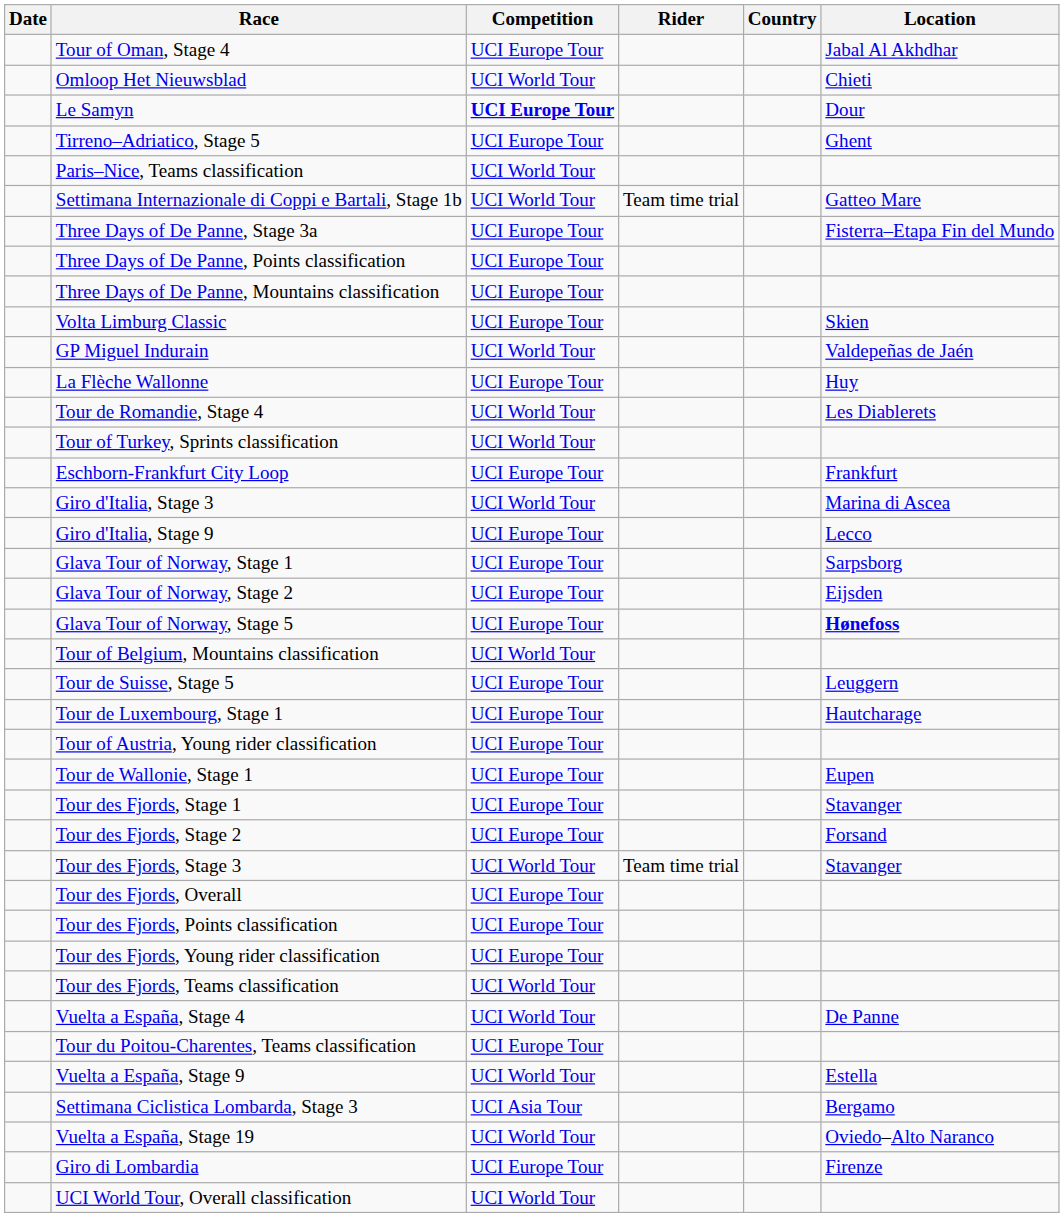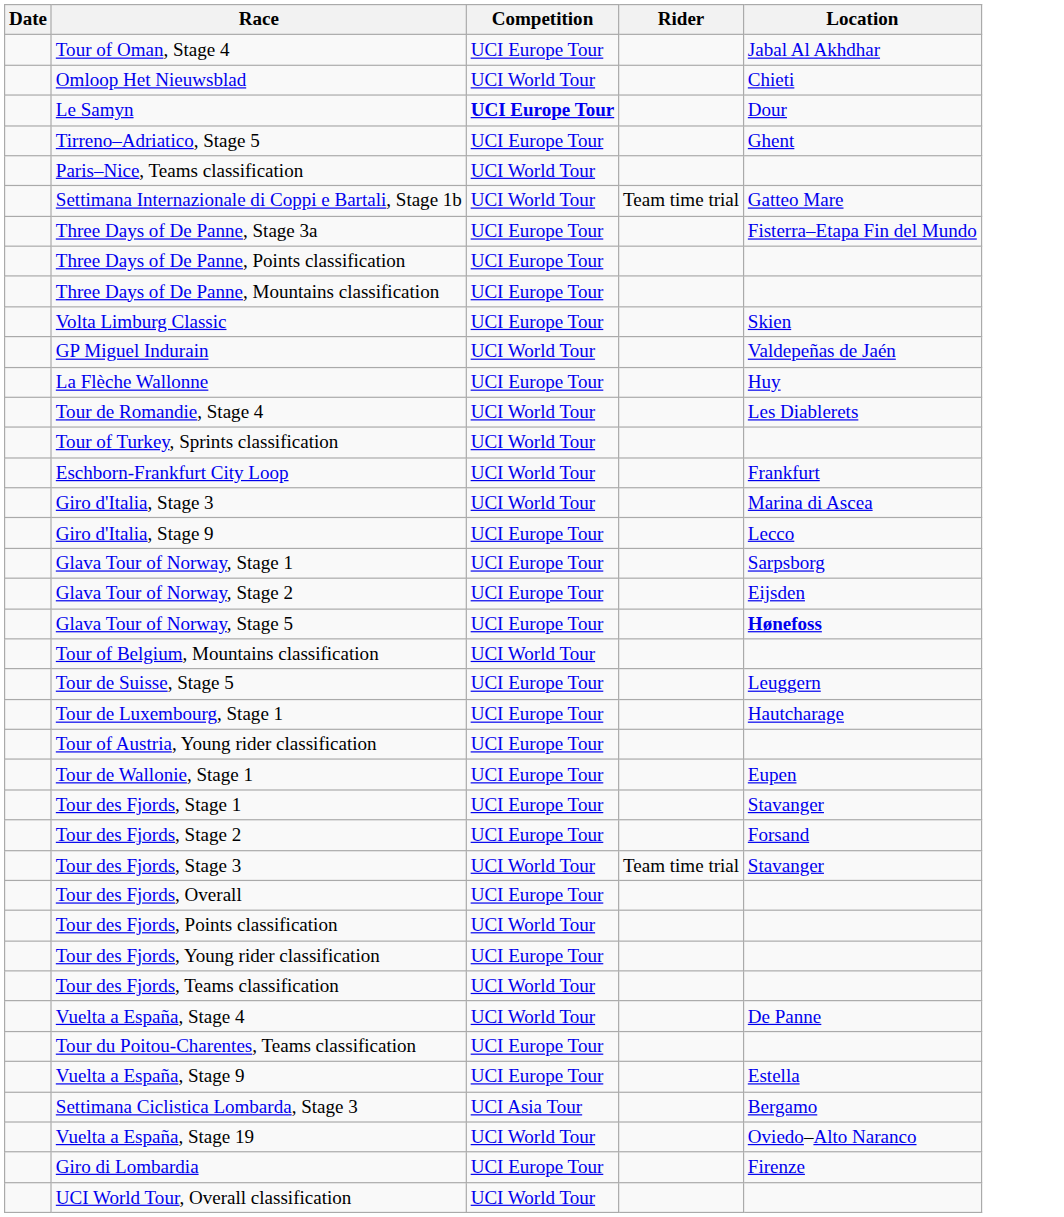- column: (782, 19)
(537, 472) UCI Europe Tour -> (533, 472) UCI World Tour
(537, 925) UCI Europe Tour -> (533, 925) UCI World Tour
(533, 1076) UCI World Tour -> (537, 1076) UCI Europe Tour
